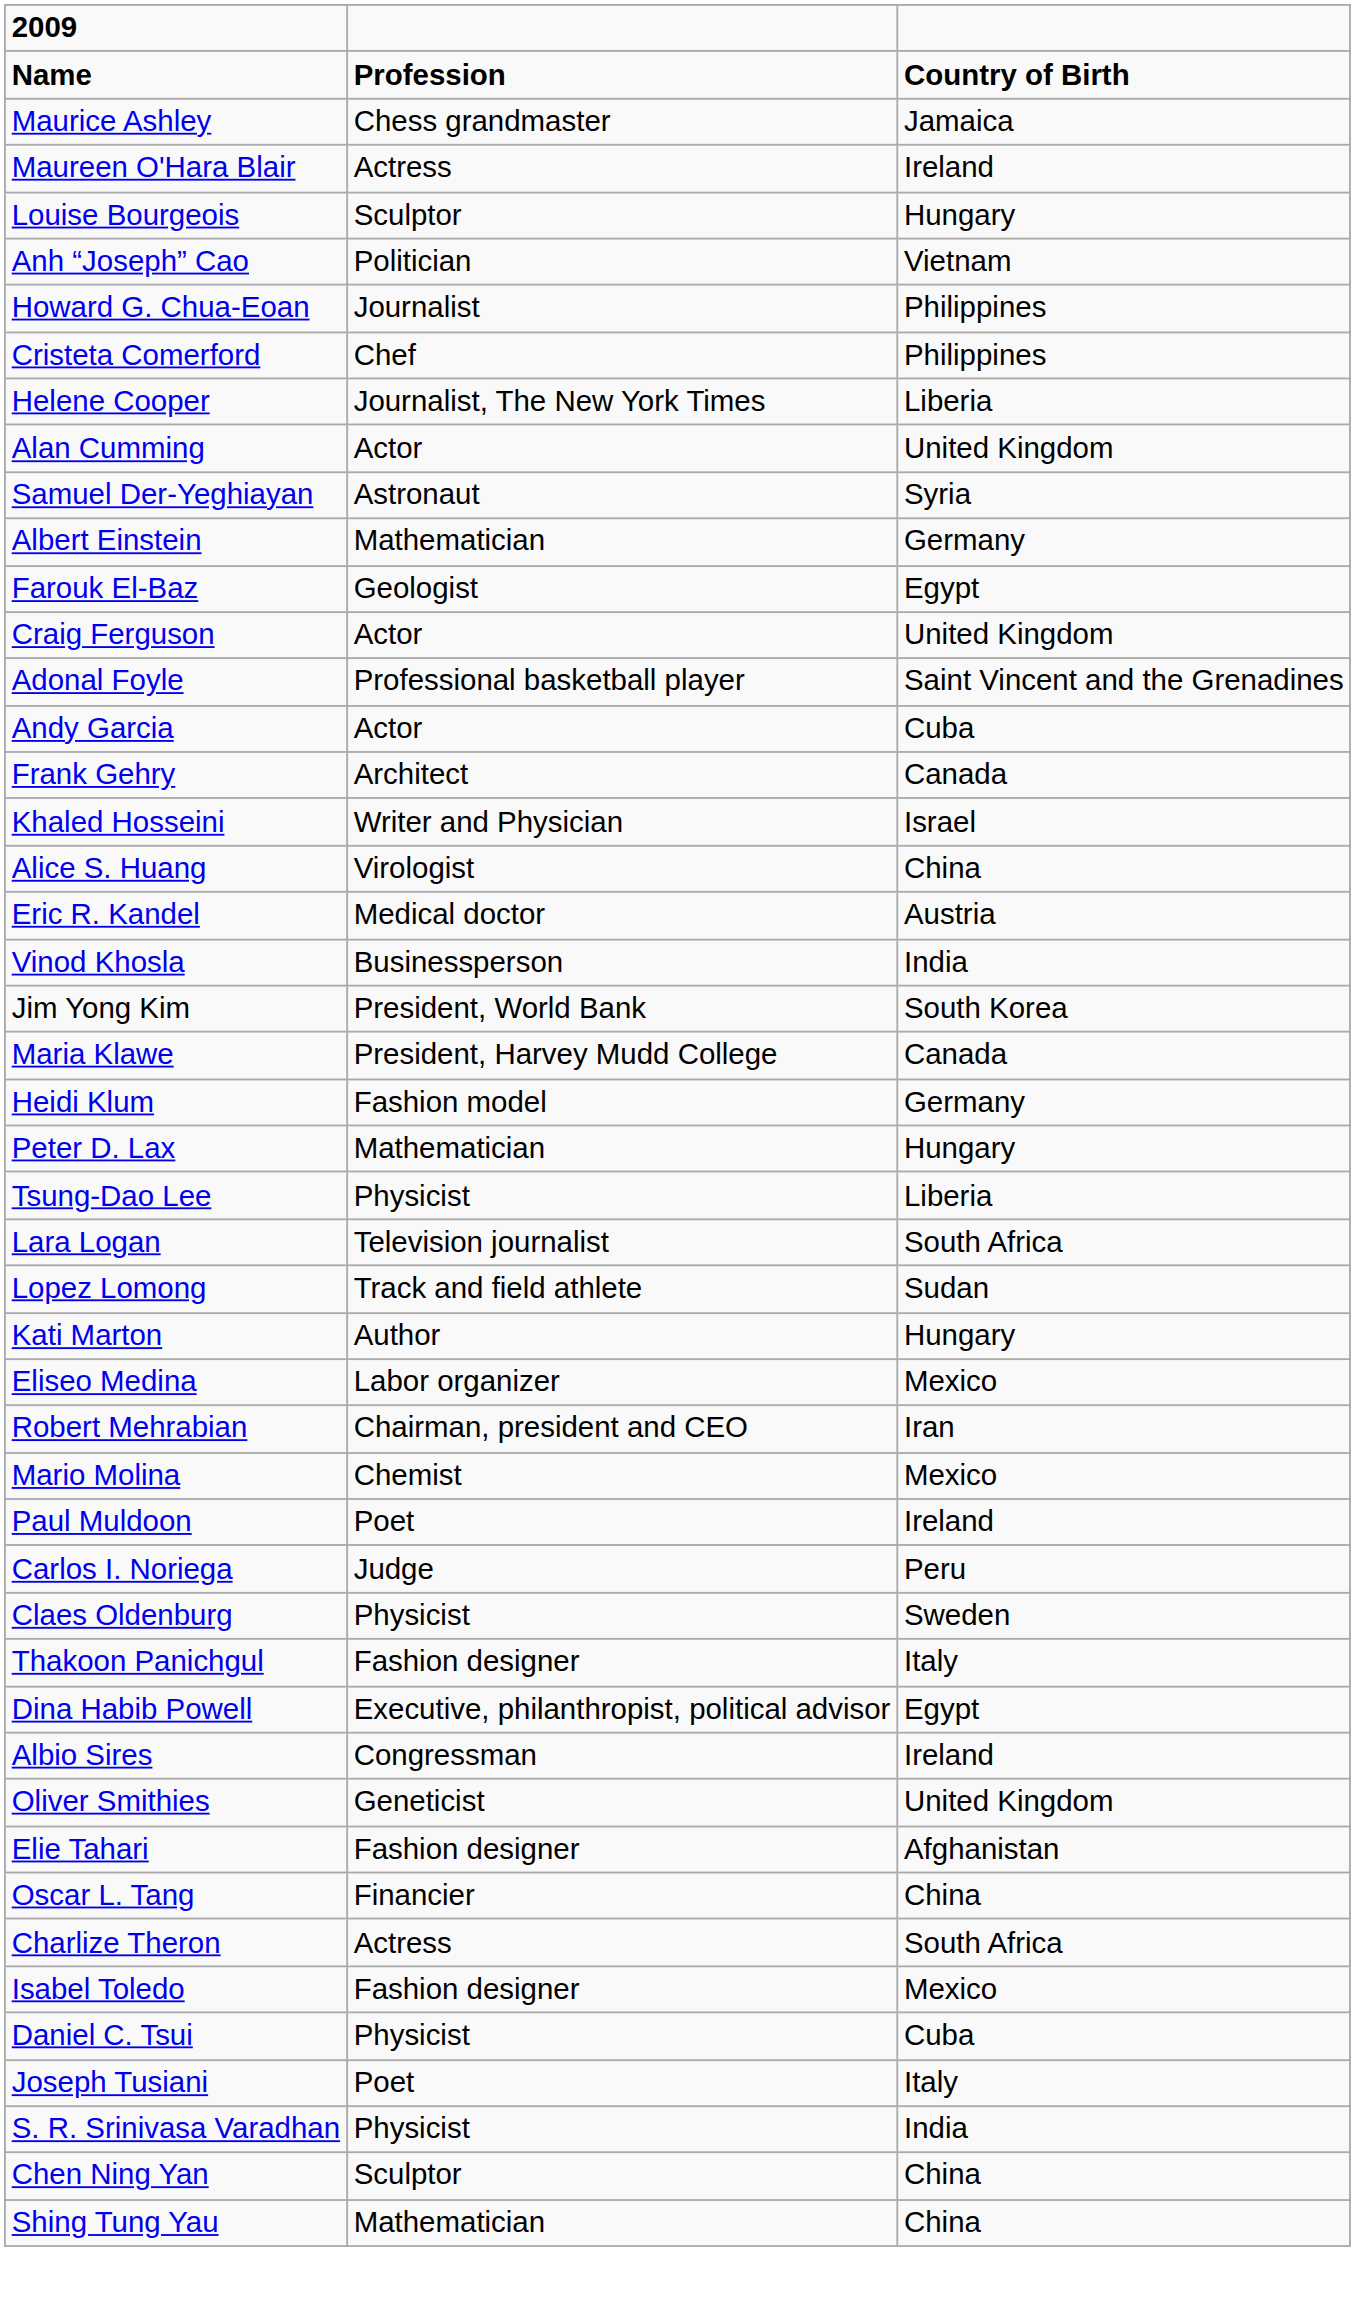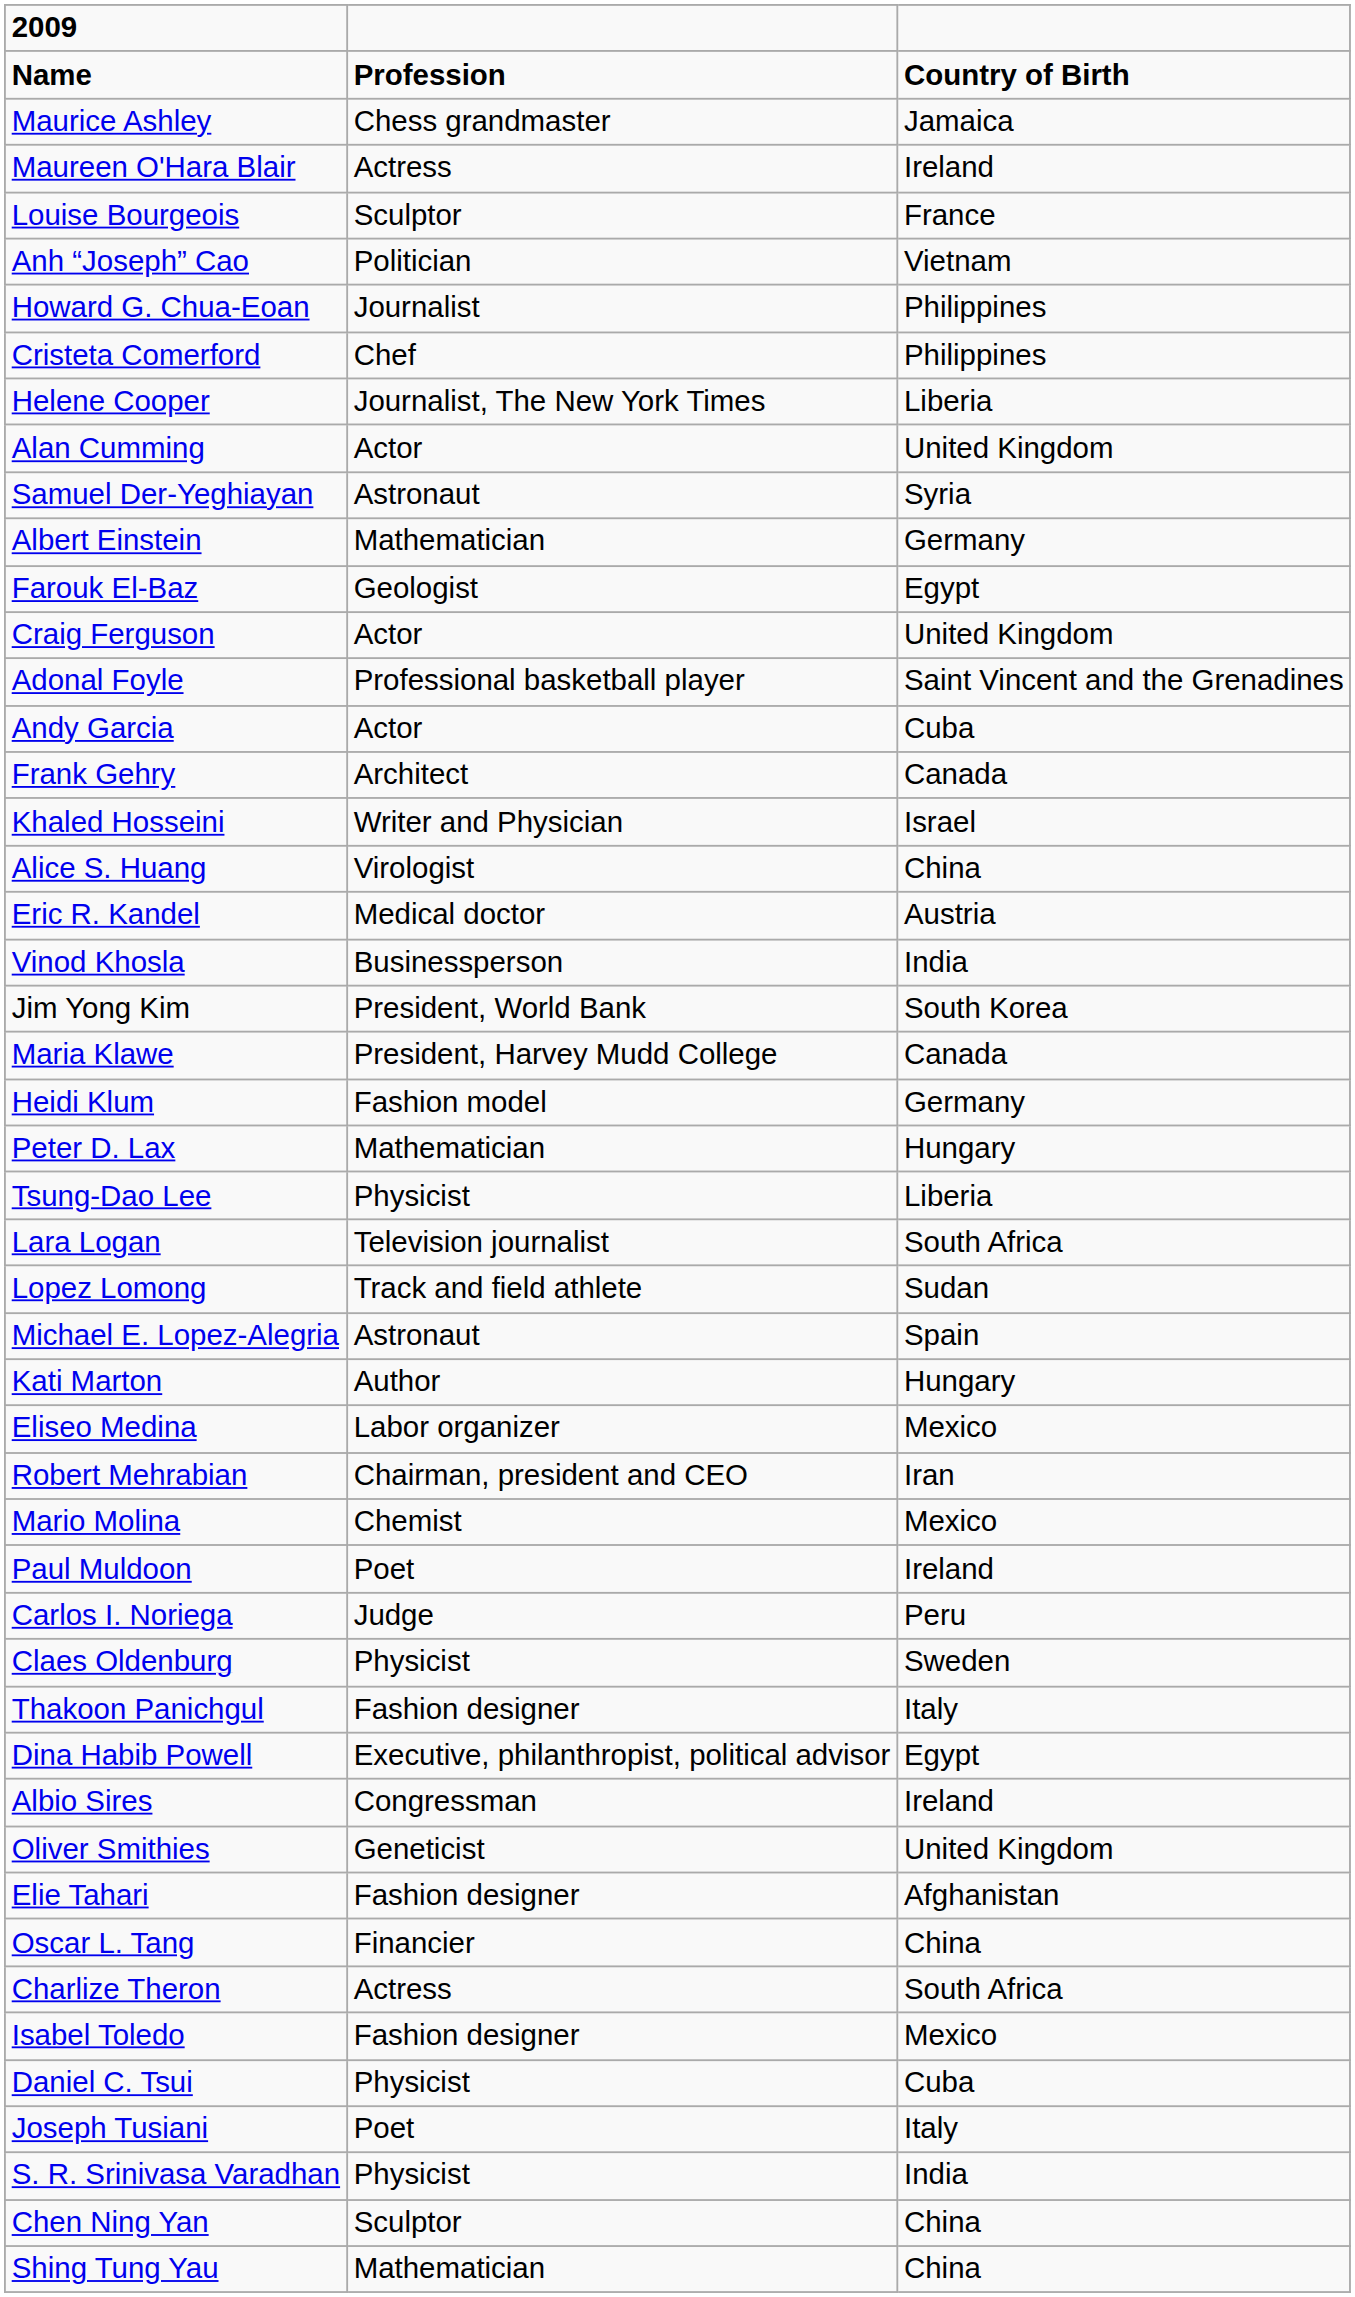(960, 214) Hungary -> (950, 214) France
+ row: (175, 1335)
